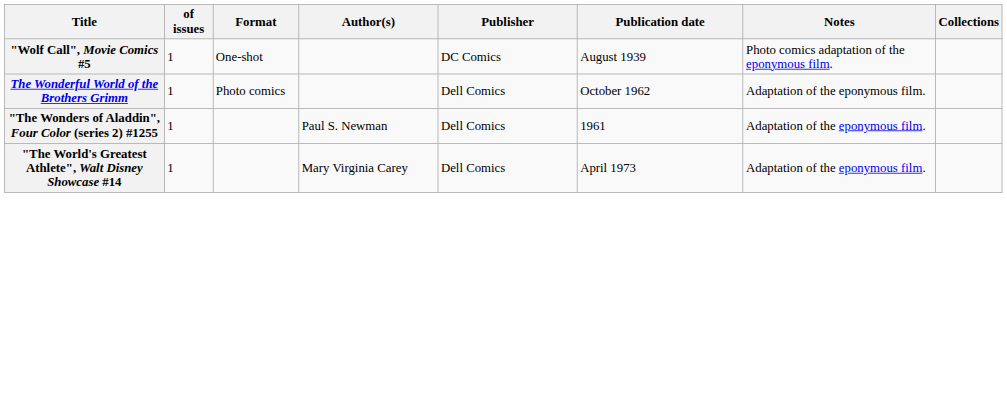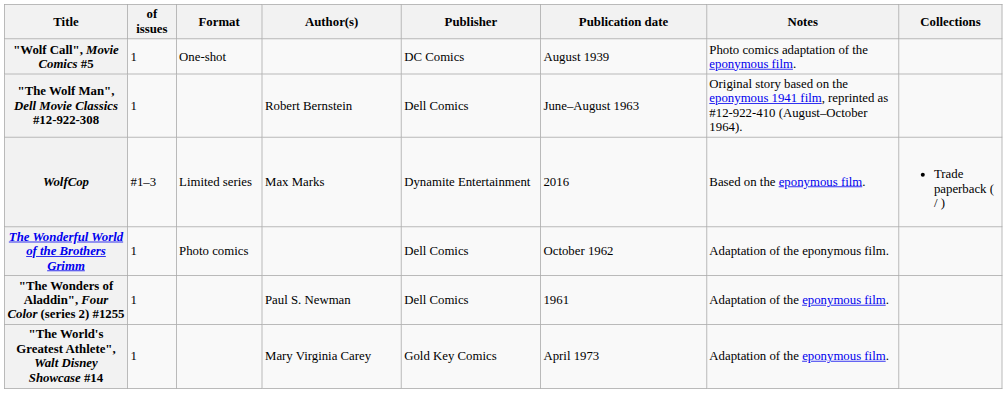+ row: (66, 105)
+ row: (66, 181)
(473, 167) Dell Comics -> (450, 356) Gold Key Comics
